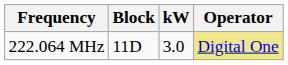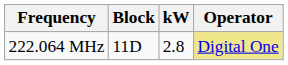(174, 45) 3.0 -> (174, 45) 2.8
